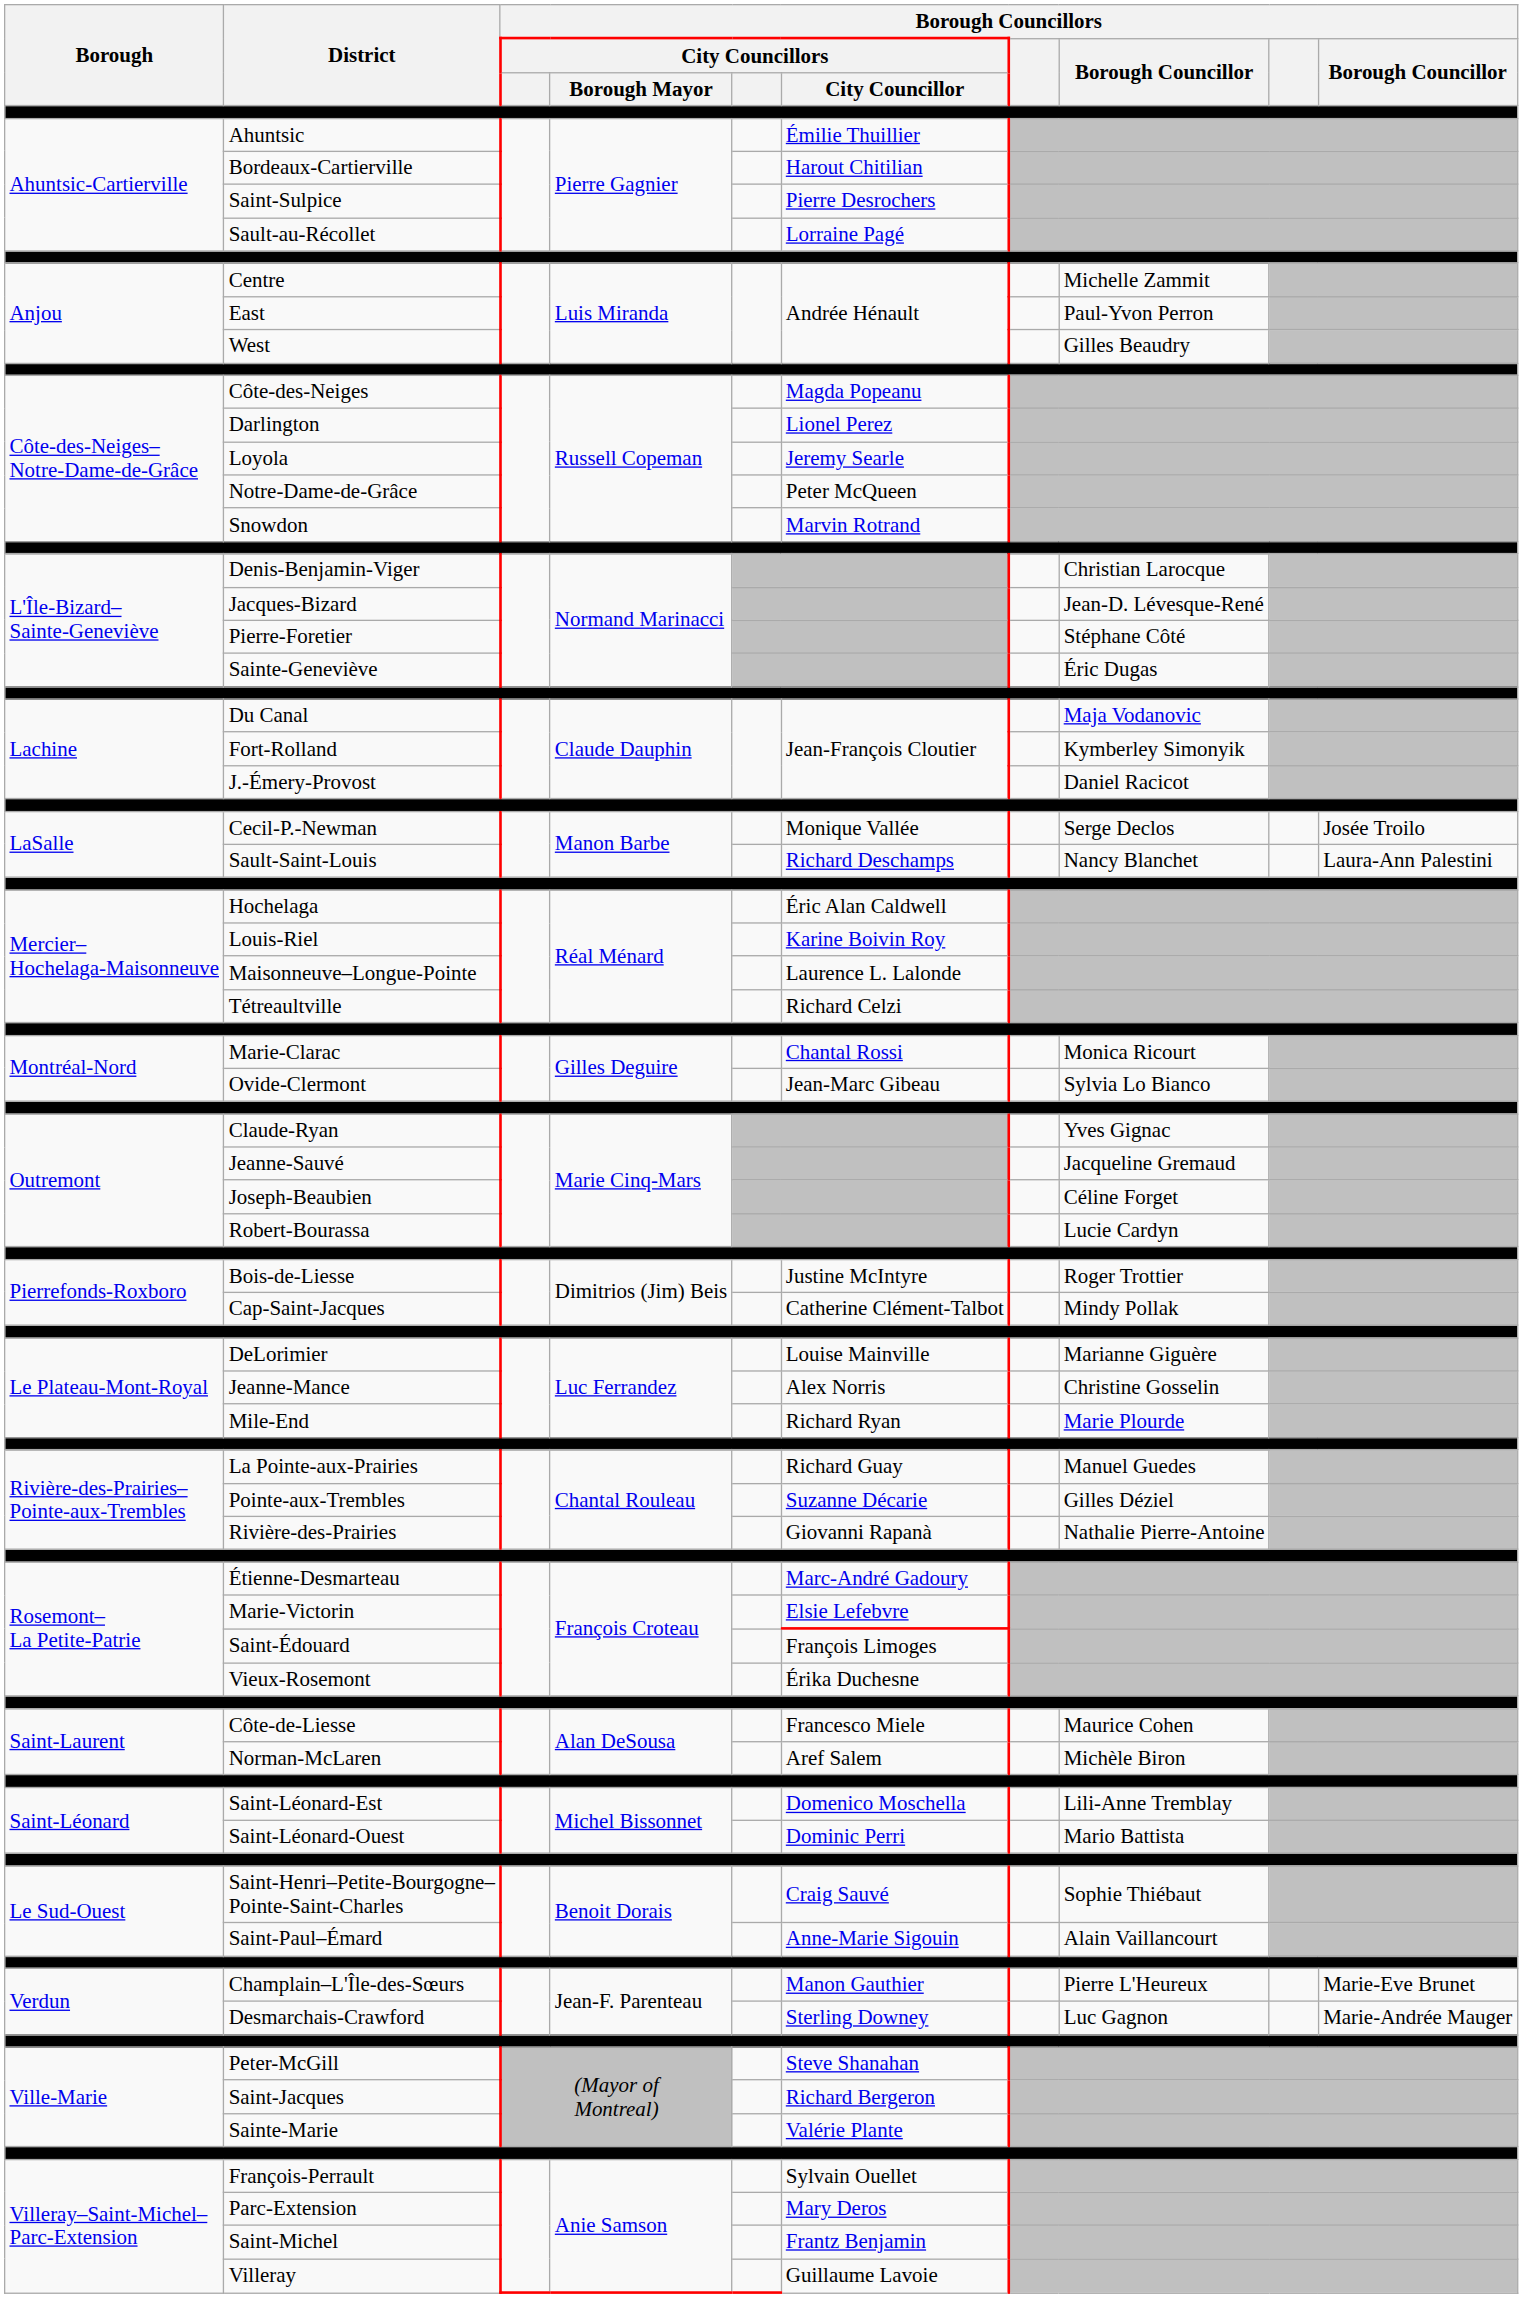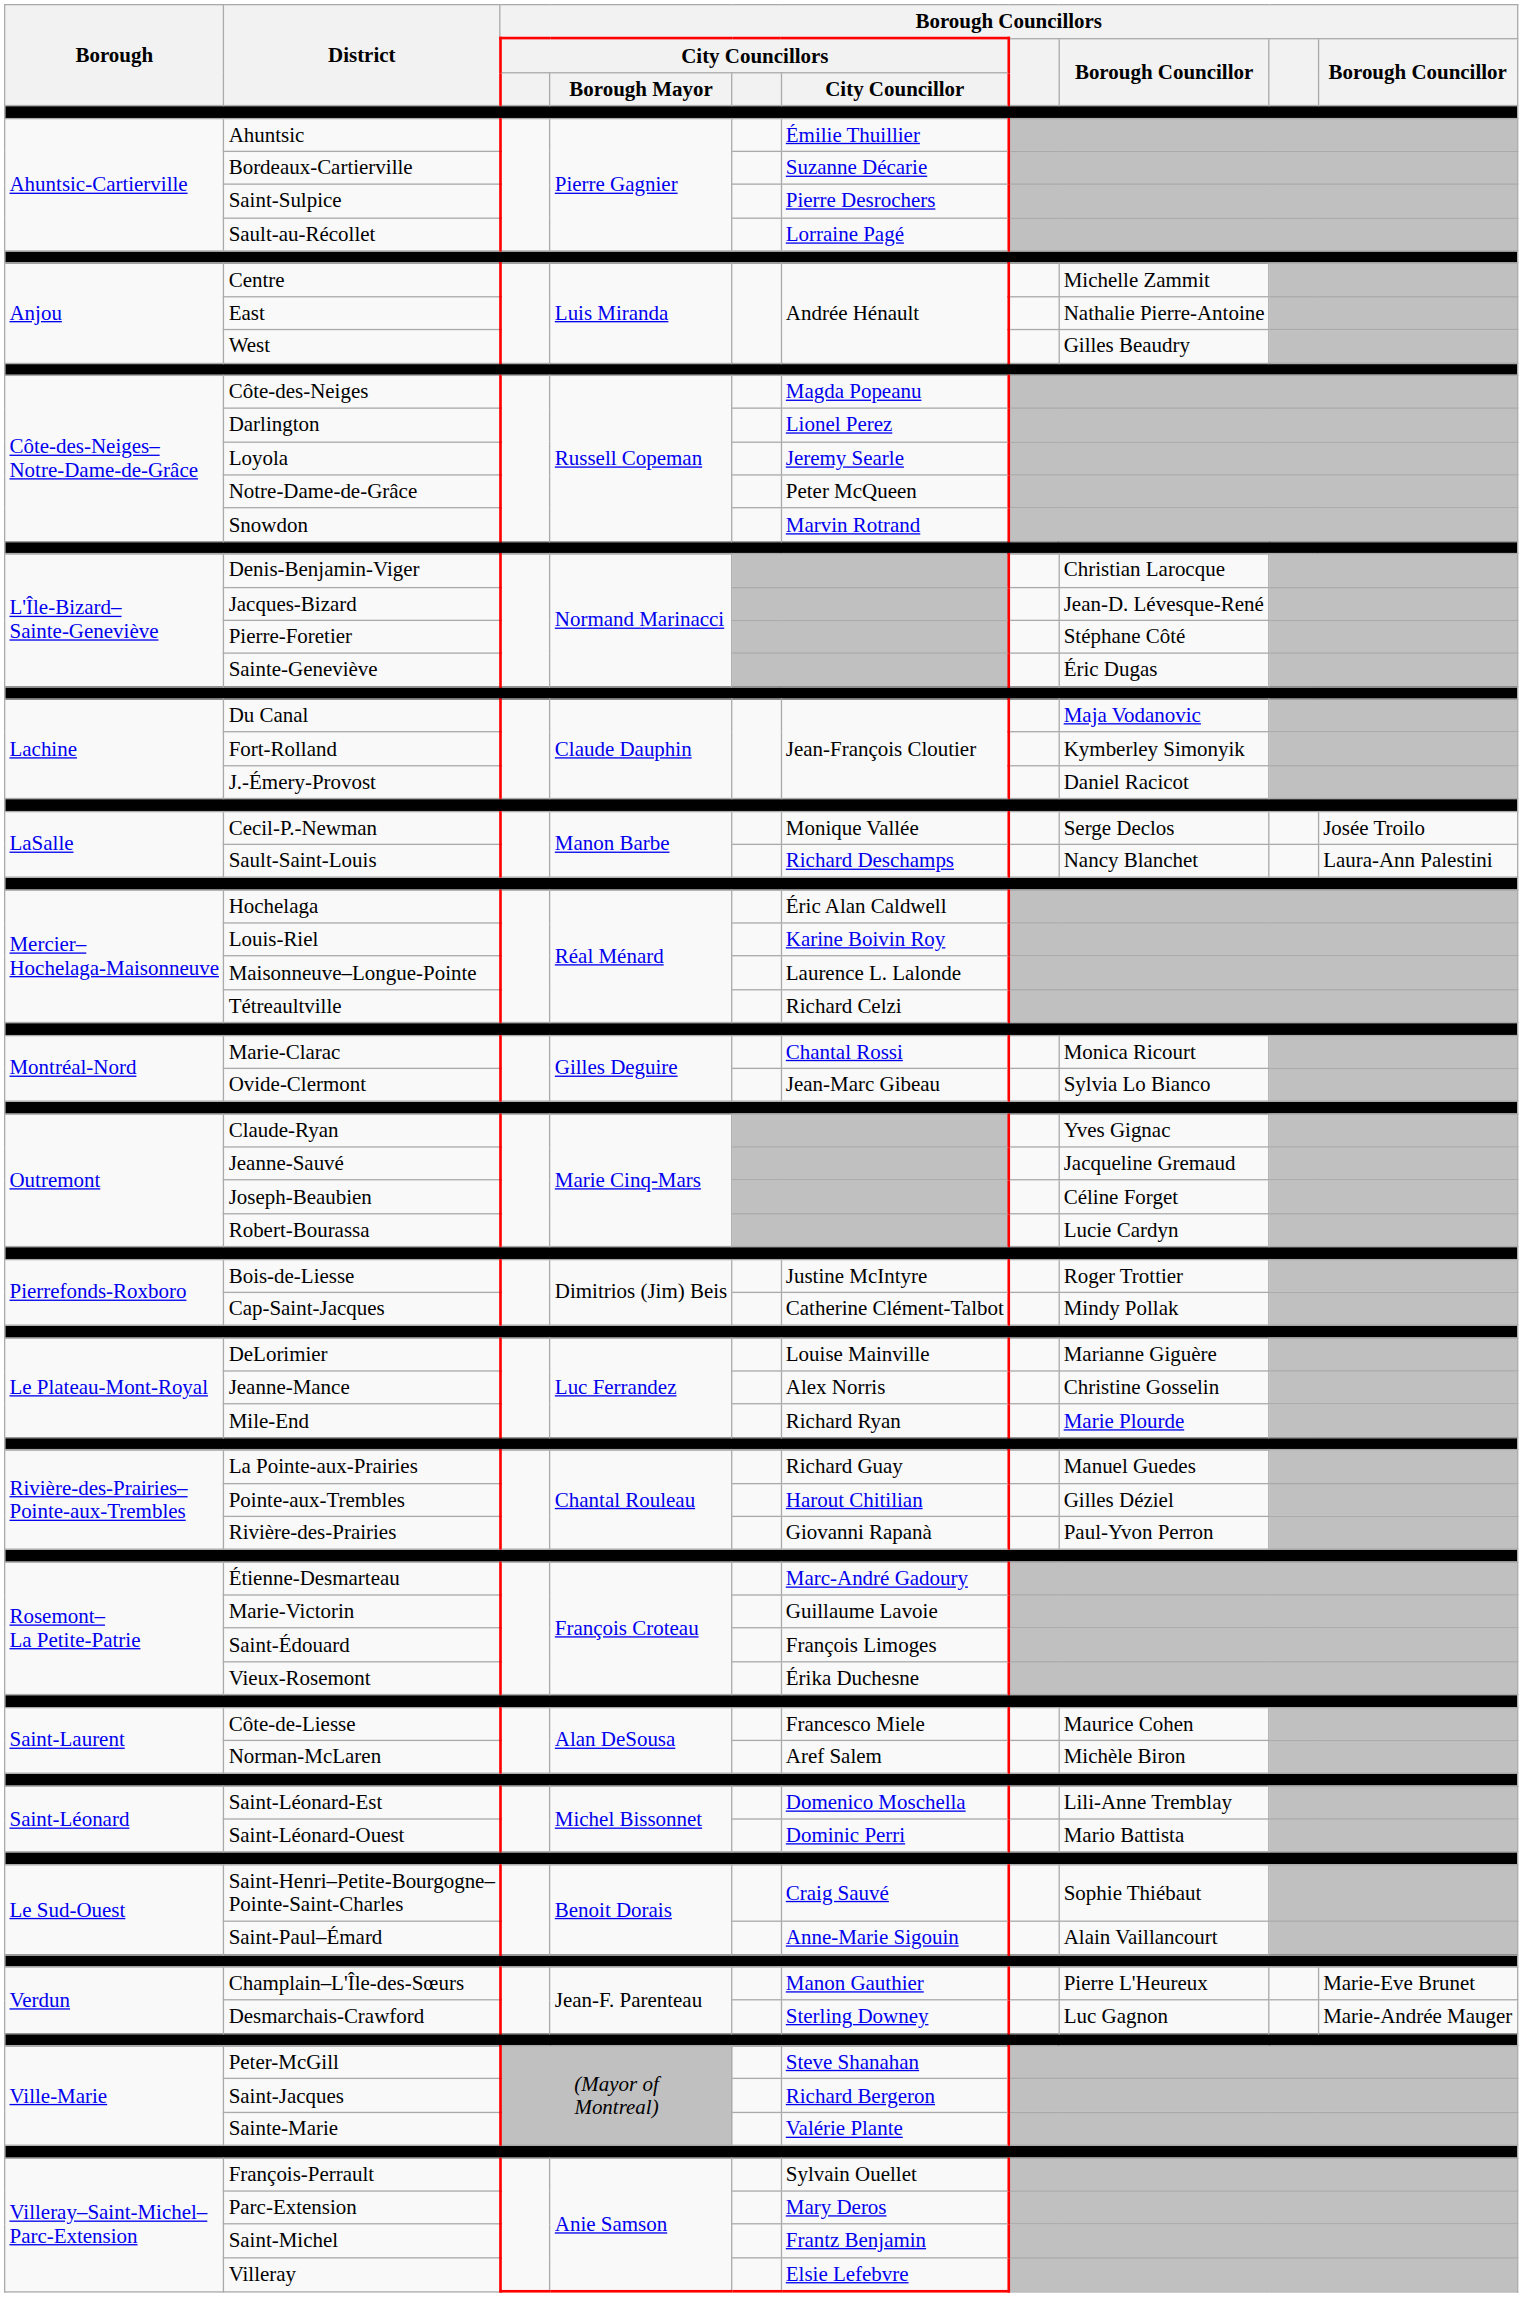(854, 167) Harout Chitilian -> (857, 167) Suzanne Décarie
(1139, 312) Paul-Yvon Perron -> (1164, 312) Nathalie Pierre-Antoine
(857, 1499) Suzanne Décarie -> (854, 1499) Harout Chitilian
(1164, 1532) Nathalie Pierre-Antoine -> (1139, 1532) Paul-Yvon Perron
(847, 1611) Elsie Lefebvre -> (862, 1611) Guillaume Lavoie
(862, 2275) Guillaume Lavoie -> (847, 2273) Elsie Lefebvre
